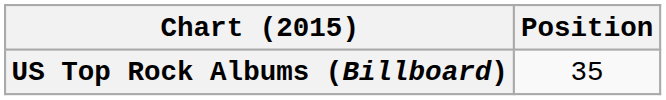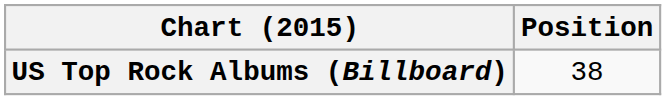(587, 72) 35 -> (587, 72) 38
